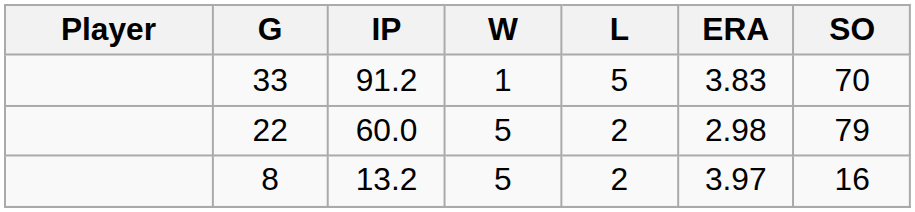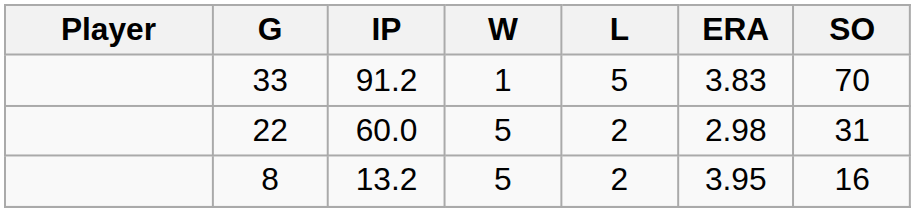(852, 130) 79 -> (852, 130) 31
(736, 180) 3.97 -> (736, 180) 3.95
